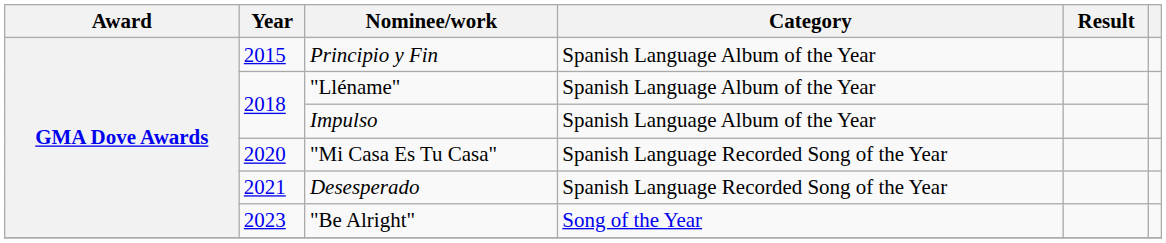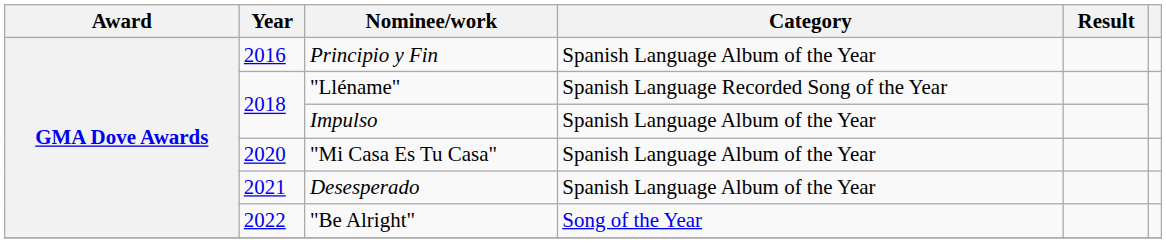(265, 54) 2015 -> (265, 54) 2016
(719, 87) Spanish Language Album of the Year -> (755, 87) Spanish Language Recorded Song of the Year
(755, 154) Spanish Language Recorded Song of the Year -> (719, 154) Spanish Language Album of the Year
(755, 187) Spanish Language Recorded Song of the Year -> (719, 187) Spanish Language Album of the Year
(265, 220) 2023 -> (265, 220) 2022
